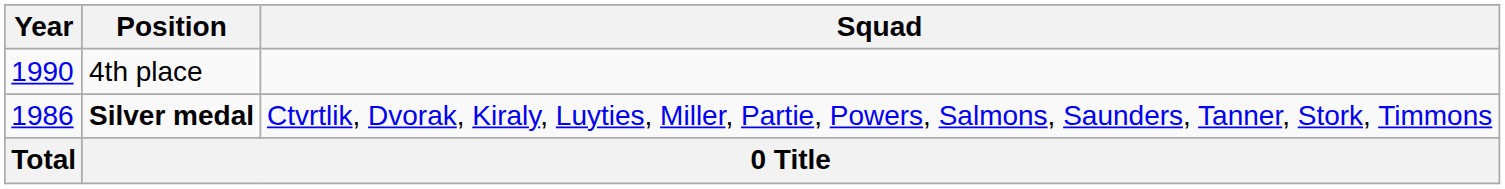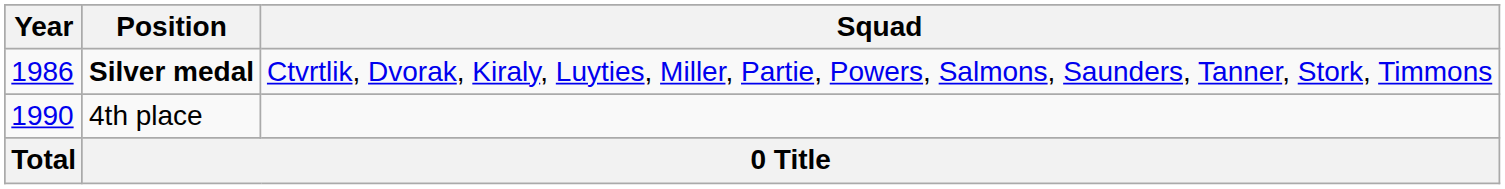rows swapped: (172, 115) <-> (146, 71)
